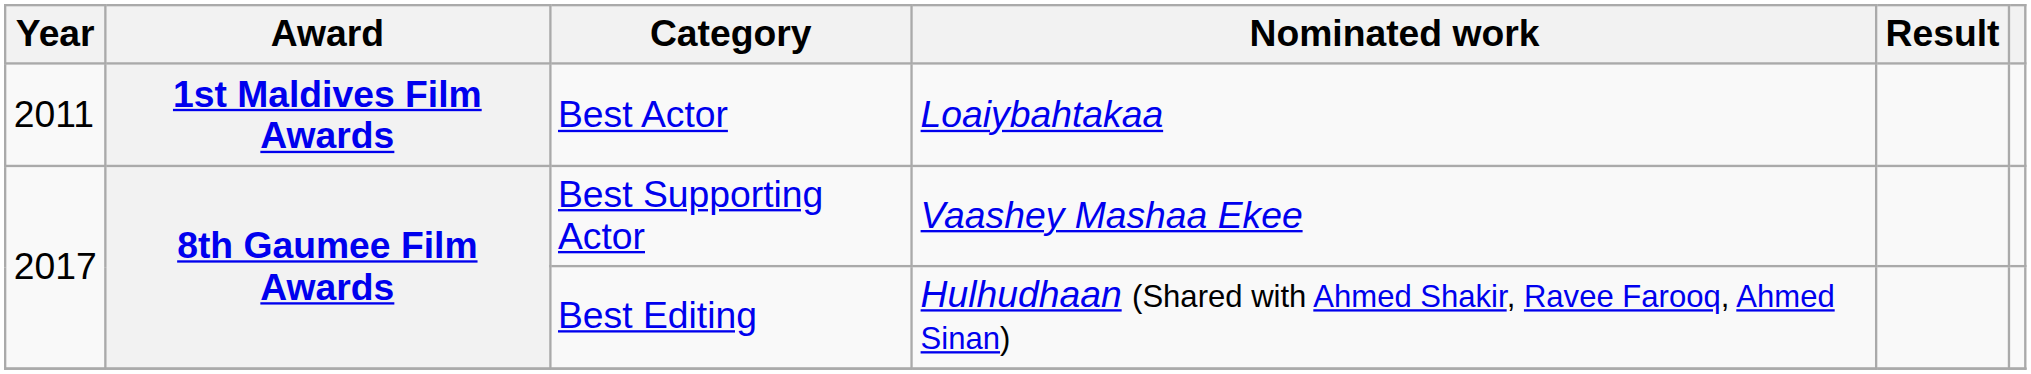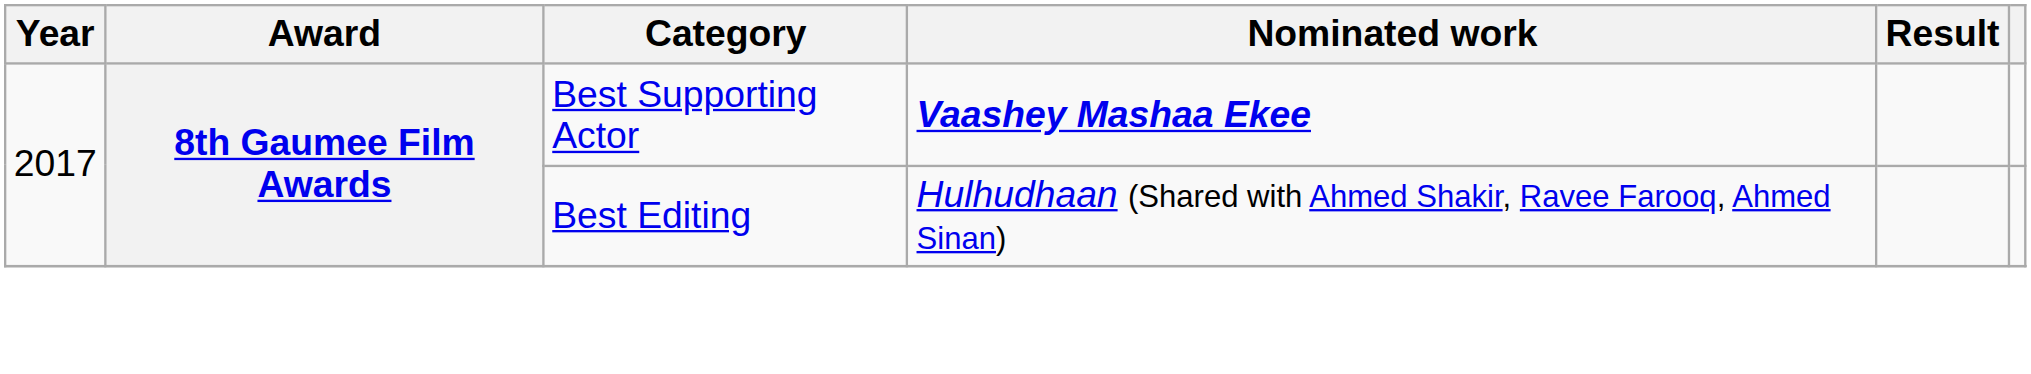- row: (643, 114)
(1112, 215) normal -> (1114, 114) bold
